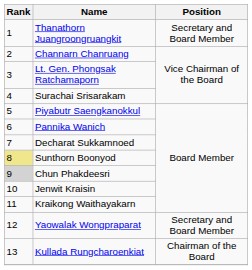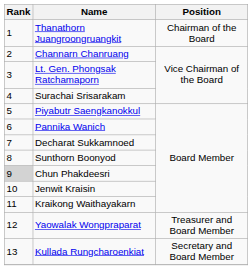(202, 33) Secretary and Board Member -> (202, 33) Chairman of the Board
(9, 158) khaki background -> (9, 158) no background
(202, 225) Secretary and Board Member -> (202, 225) Treasurer and Board Member
(202, 251) Chairman of the Board -> (202, 251) Secretary and Board Member
